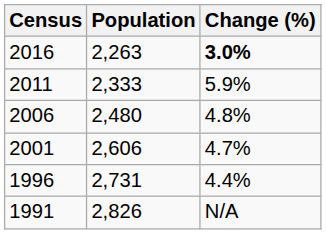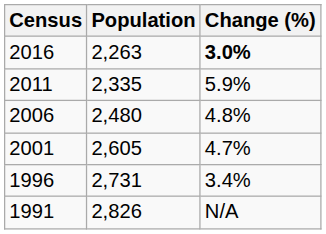(117, 84) 2,333 -> (117, 84) 2,335
(117, 148) 2,606 -> (117, 148) 2,605
(228, 180) 4.4% -> (228, 180) 3.4%
